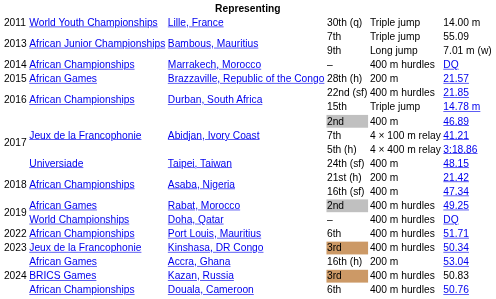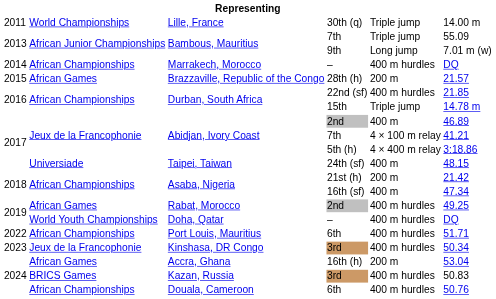(93, 22) World Youth Championships -> (79, 22) World Championships
(79, 220) World Championships -> (93, 220) World Youth Championships
